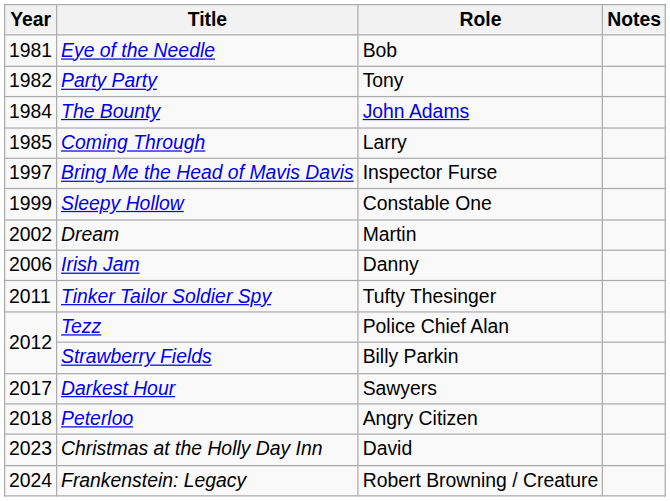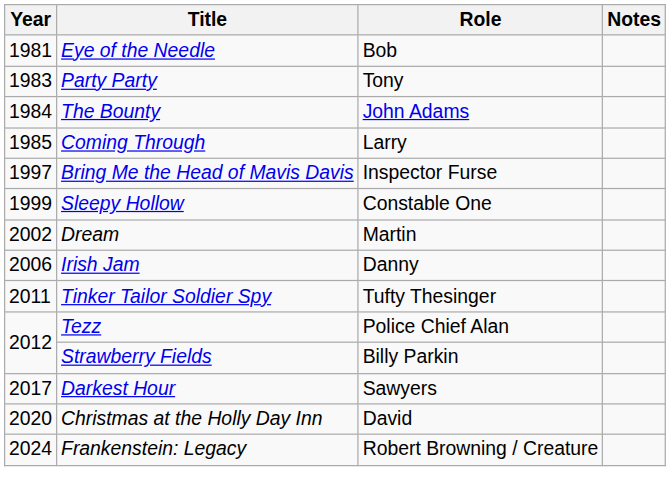(31, 81) 1982 -> (31, 81) 1983
- row: (97, 419)
(31, 449) 2023 -> (31, 419) 2020
